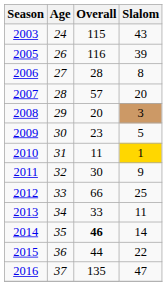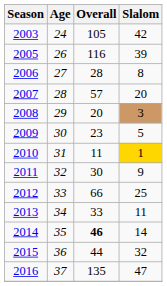(96, 34) 115 -> (96, 34) 105
(141, 34) 43 -> (141, 34) 42
(141, 251) 22 -> (141, 251) 32
